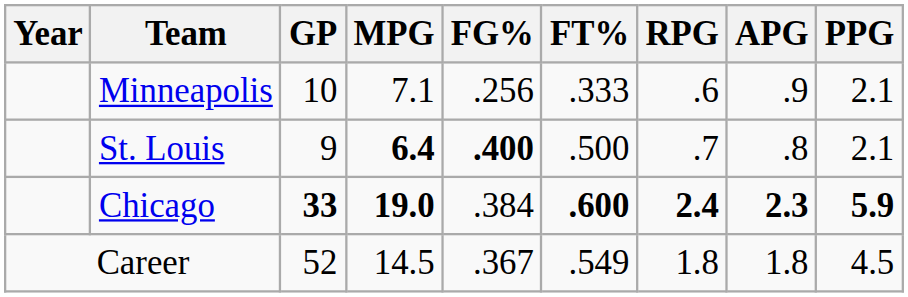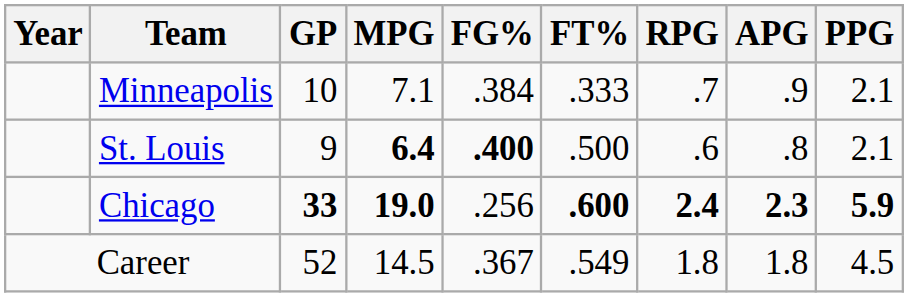(503, 90) .256 -> (503, 90) .384
(706, 90) .6 -> (706, 90) .7
(706, 148) .7 -> (706, 148) .6
(503, 205) .384 -> (503, 205) .256
